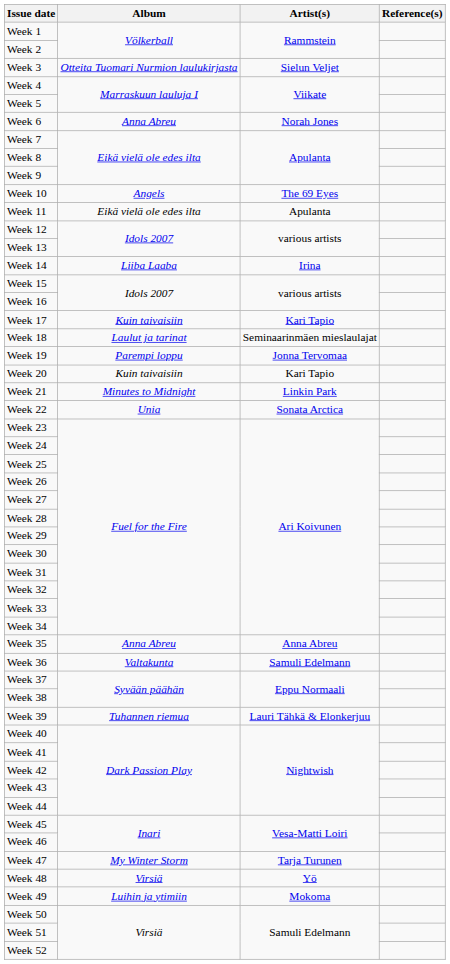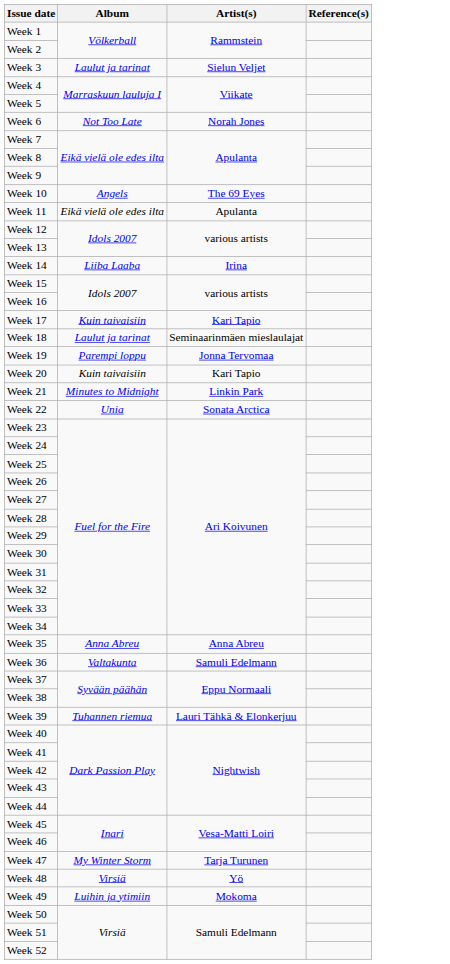(149, 67) Otteita Tuomari Nurmion laulukirjasta -> (112, 67) Laulut ja tarinat
(149, 121) Anna Abreu -> (112, 121) Not Too Late
